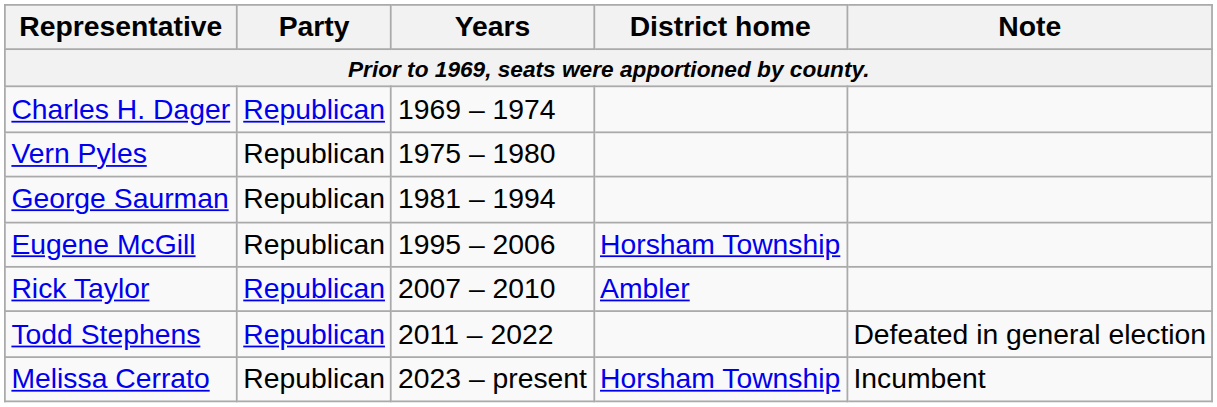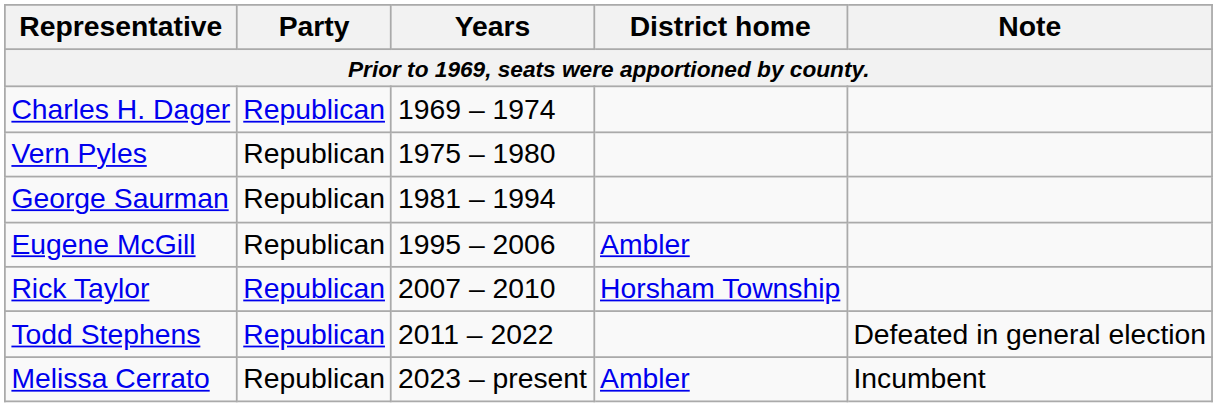(720, 243) Horsham Township -> (645, 243) Ambler
(645, 288) Ambler -> (720, 288) Horsham Township
(720, 378) Horsham Township -> (645, 378) Ambler
